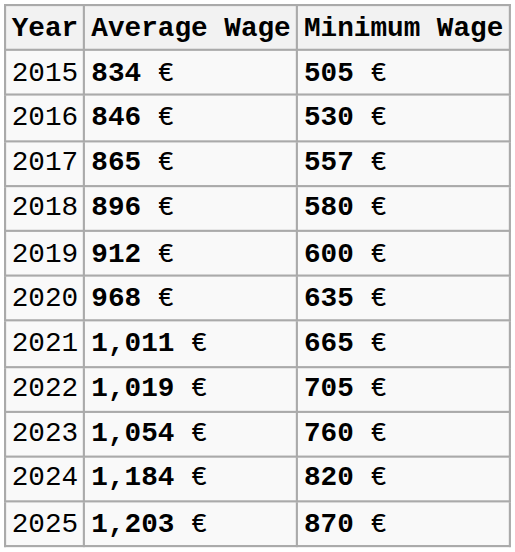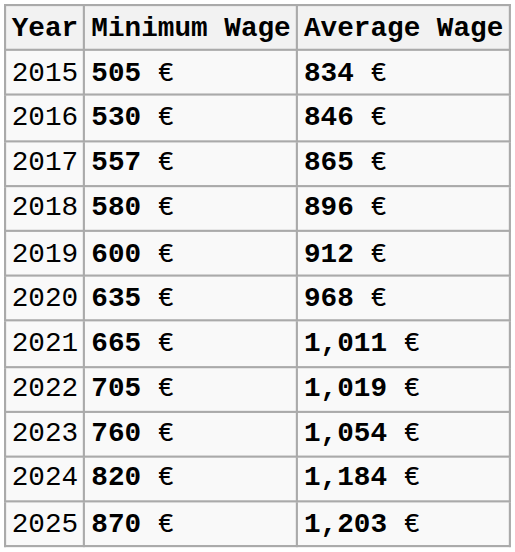columns swapped: (404, 28) <-> (191, 28)
